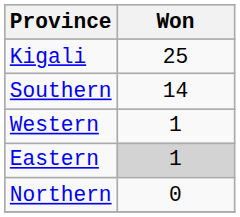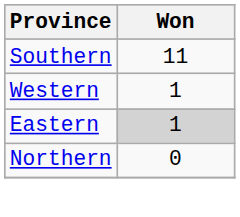- row: (48, 57)
(175, 91) 14 -> (175, 57) 11
